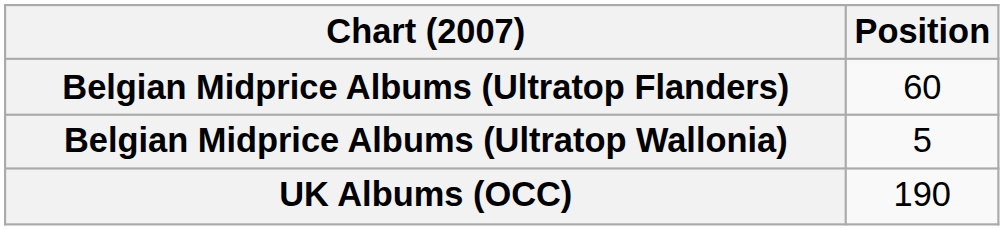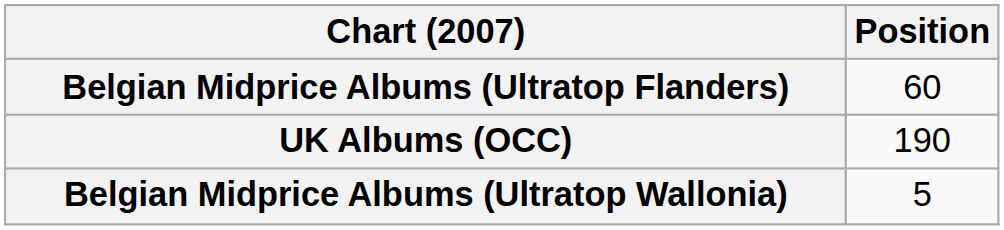rows swapped: (426, 140) <-> (426, 195)
